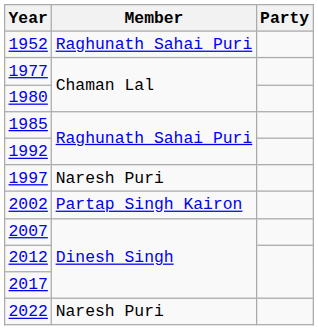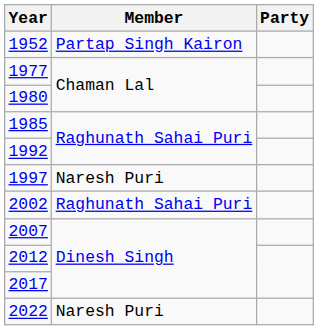(154, 45) Raghunath Sahai Puri -> (149, 45) Partap Singh Kairon
(149, 205) Partap Singh Kairon -> (154, 205) Raghunath Sahai Puri
